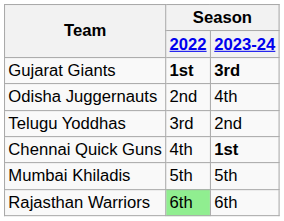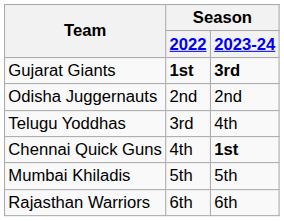(226, 96) 4th -> (228, 96) 2nd
(228, 123) 2nd -> (226, 123) 4th
(181, 202) lightgreen background -> (181, 202) no background
